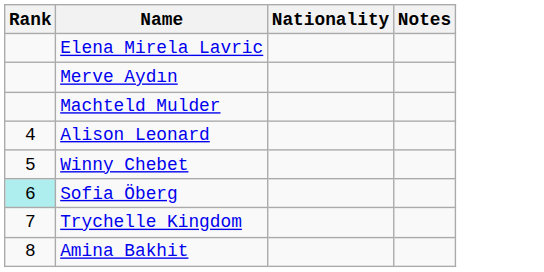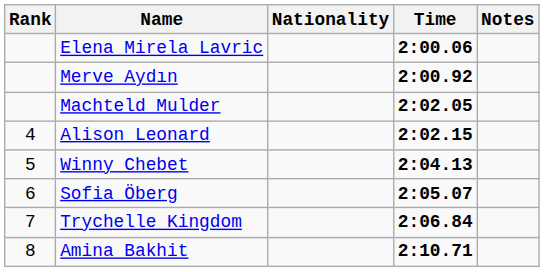+ column: (435, 19)
(30, 193) paleturquoise background -> (30, 193) no background
